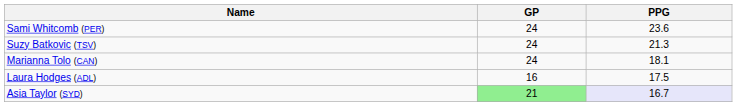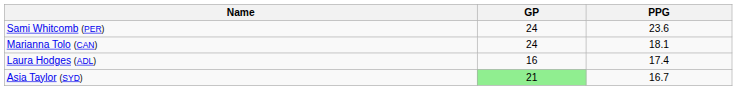- row: (51, 45)
(659, 77) 17.5 -> (659, 61) 17.4
(659, 93) lavender background -> (659, 77) no background
